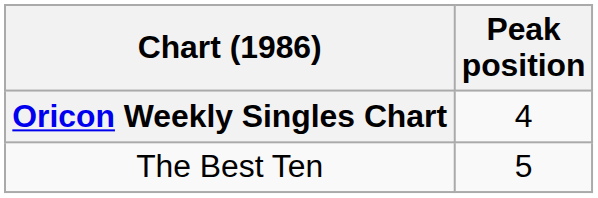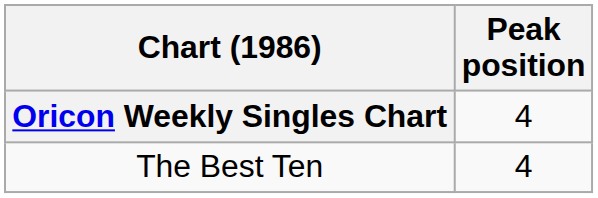(524, 166) 5 -> (524, 166) 4
